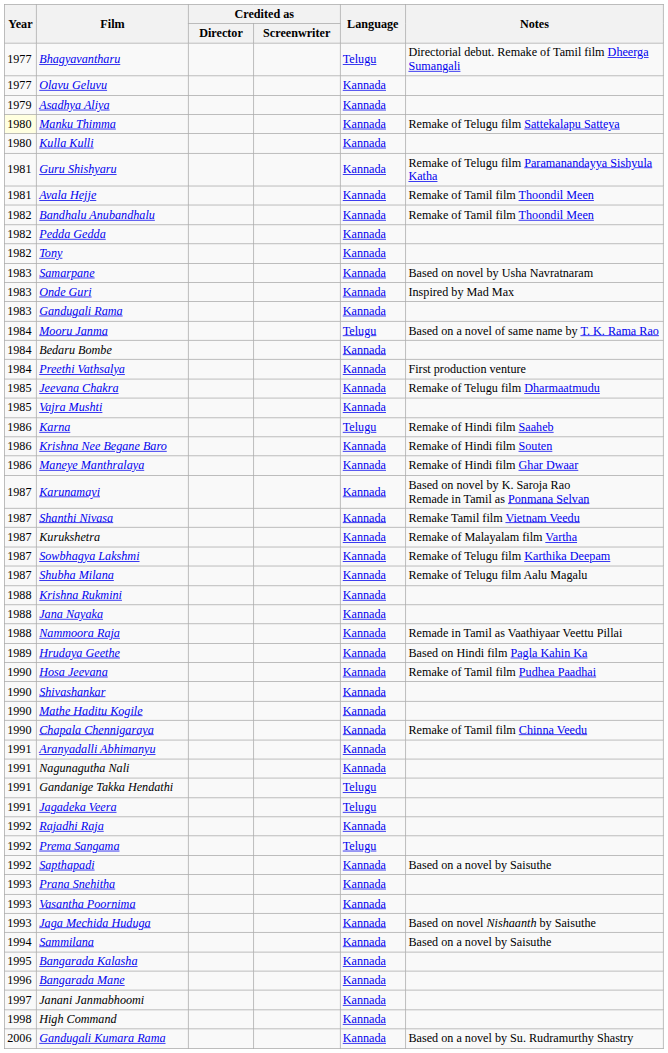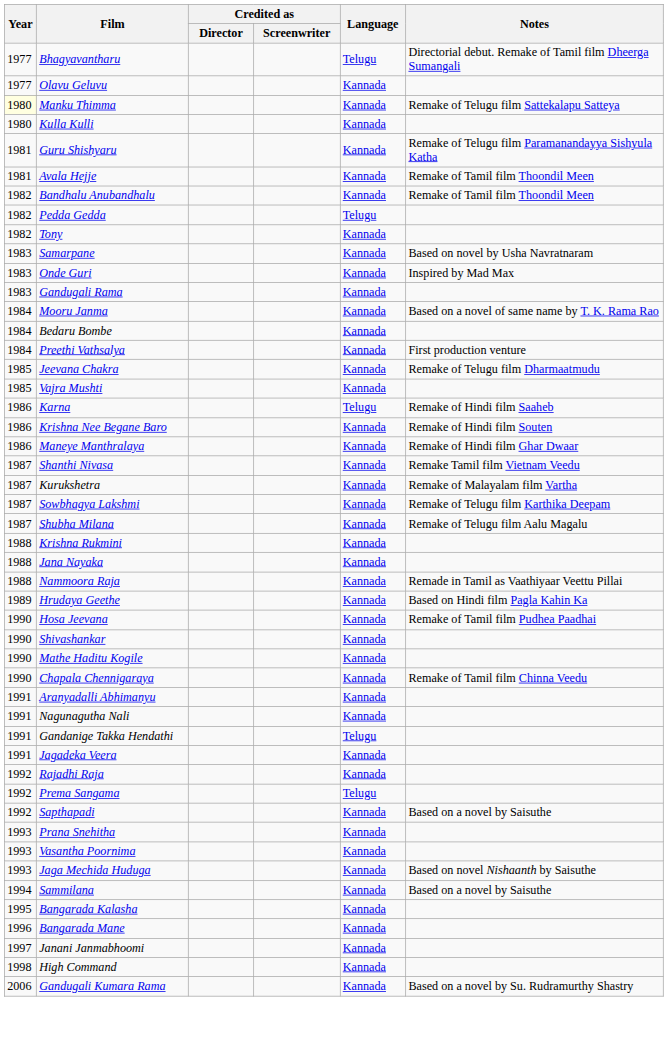- row: (74, 104)
(364, 234) Kannada -> (360, 215) Telugu
(360, 330) Telugu -> (364, 311) Kannada
- row: (70, 491)
(360, 807) Telugu -> (364, 755) Kannada
